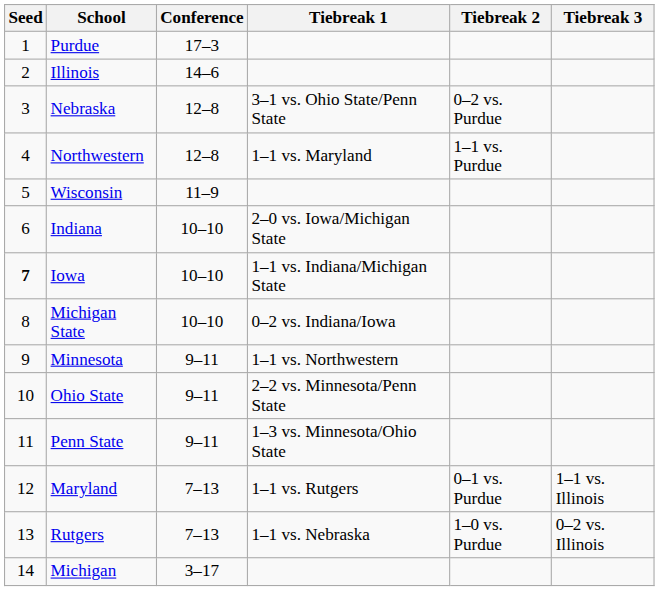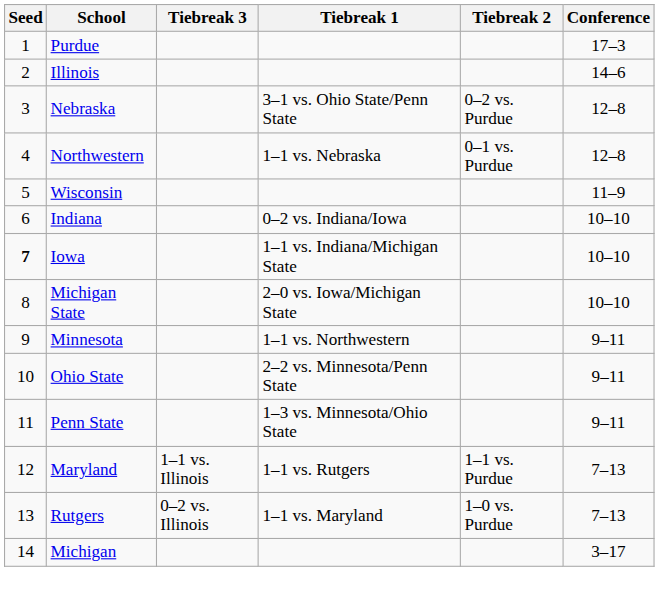columns swapped: (202, 18) <-> (603, 18)
(312, 155) 1–1 vs. Maryland -> (322, 155) 1–1 vs. Nebraska
(478, 155) 1–1 vs. Purdue -> (489, 155) 0–1 vs. Purdue
(331, 229) 2–0 vs. Iowa/Michigan State -> (335, 219) 0–2 vs. Indiana/Iowa
(324, 321) 0–2 vs. Indiana/Iowa -> (342, 302) 2–0 vs. Iowa/Michigan State
(478, 488) 0–1 vs. Purdue -> (489, 469) 1–1 vs. Purdue
(311, 534) 1–1 vs. Nebraska -> (323, 515) 1–1 vs. Maryland
